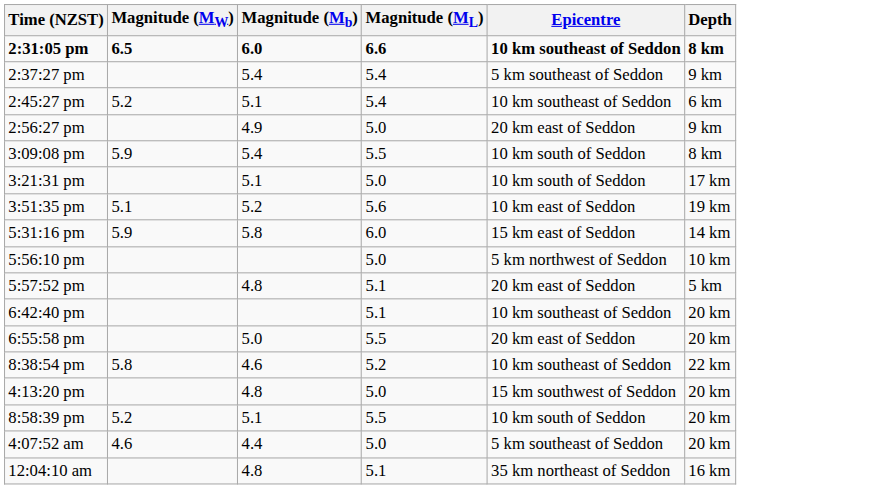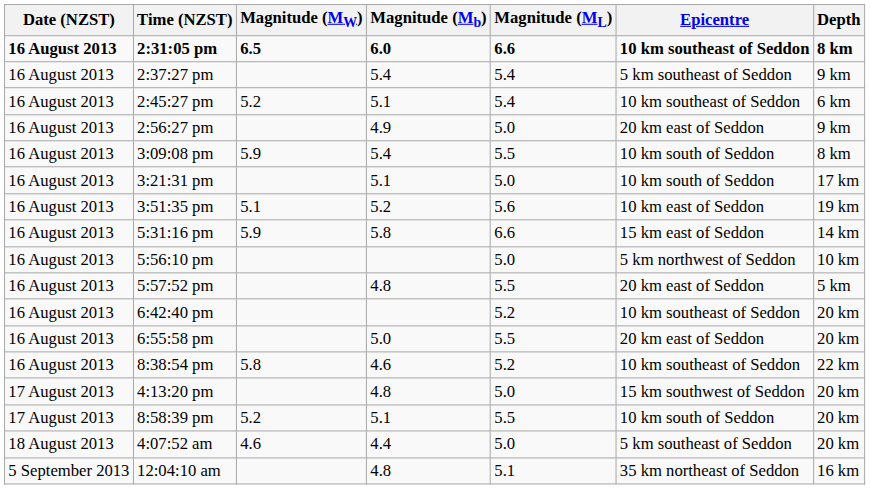+ column: (69, 19)
(376, 233) 6.0 -> (505, 233) 6.6
(376, 285) 5.1 -> (505, 285) 5.5
(376, 312) 5.1 -> (505, 312) 5.2
